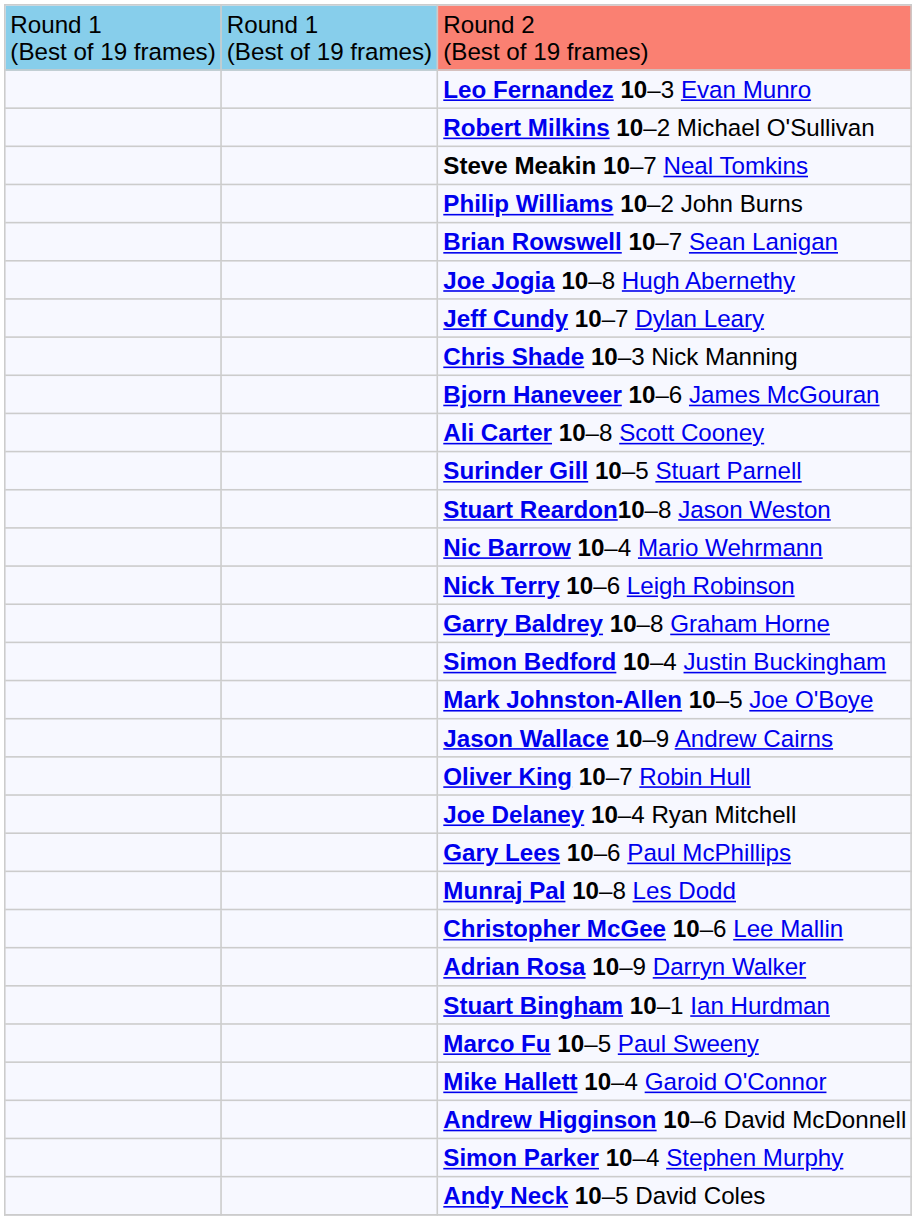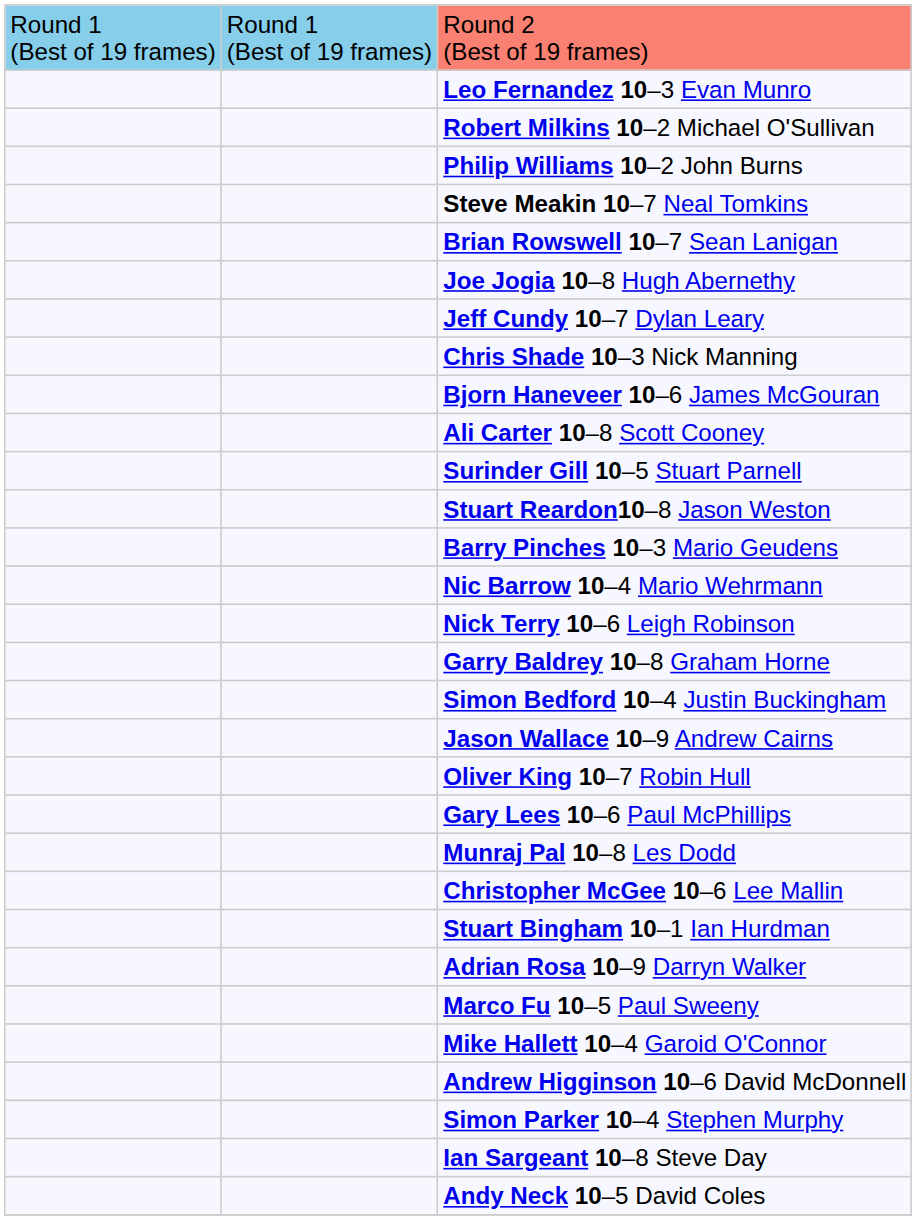rows swapped: (623, 204) <-> (626, 165)
+ row: (641, 547)
- row: (658, 700)
- row: (620, 814)
rows swapped: (625, 967) <-> (637, 1005)
+ row: (605, 1158)
